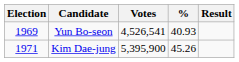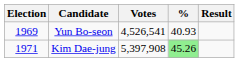(143, 48) 5,395,900 -> (143, 48) 5,397,908
(183, 48) no background -> (183, 48) lightgreen background
